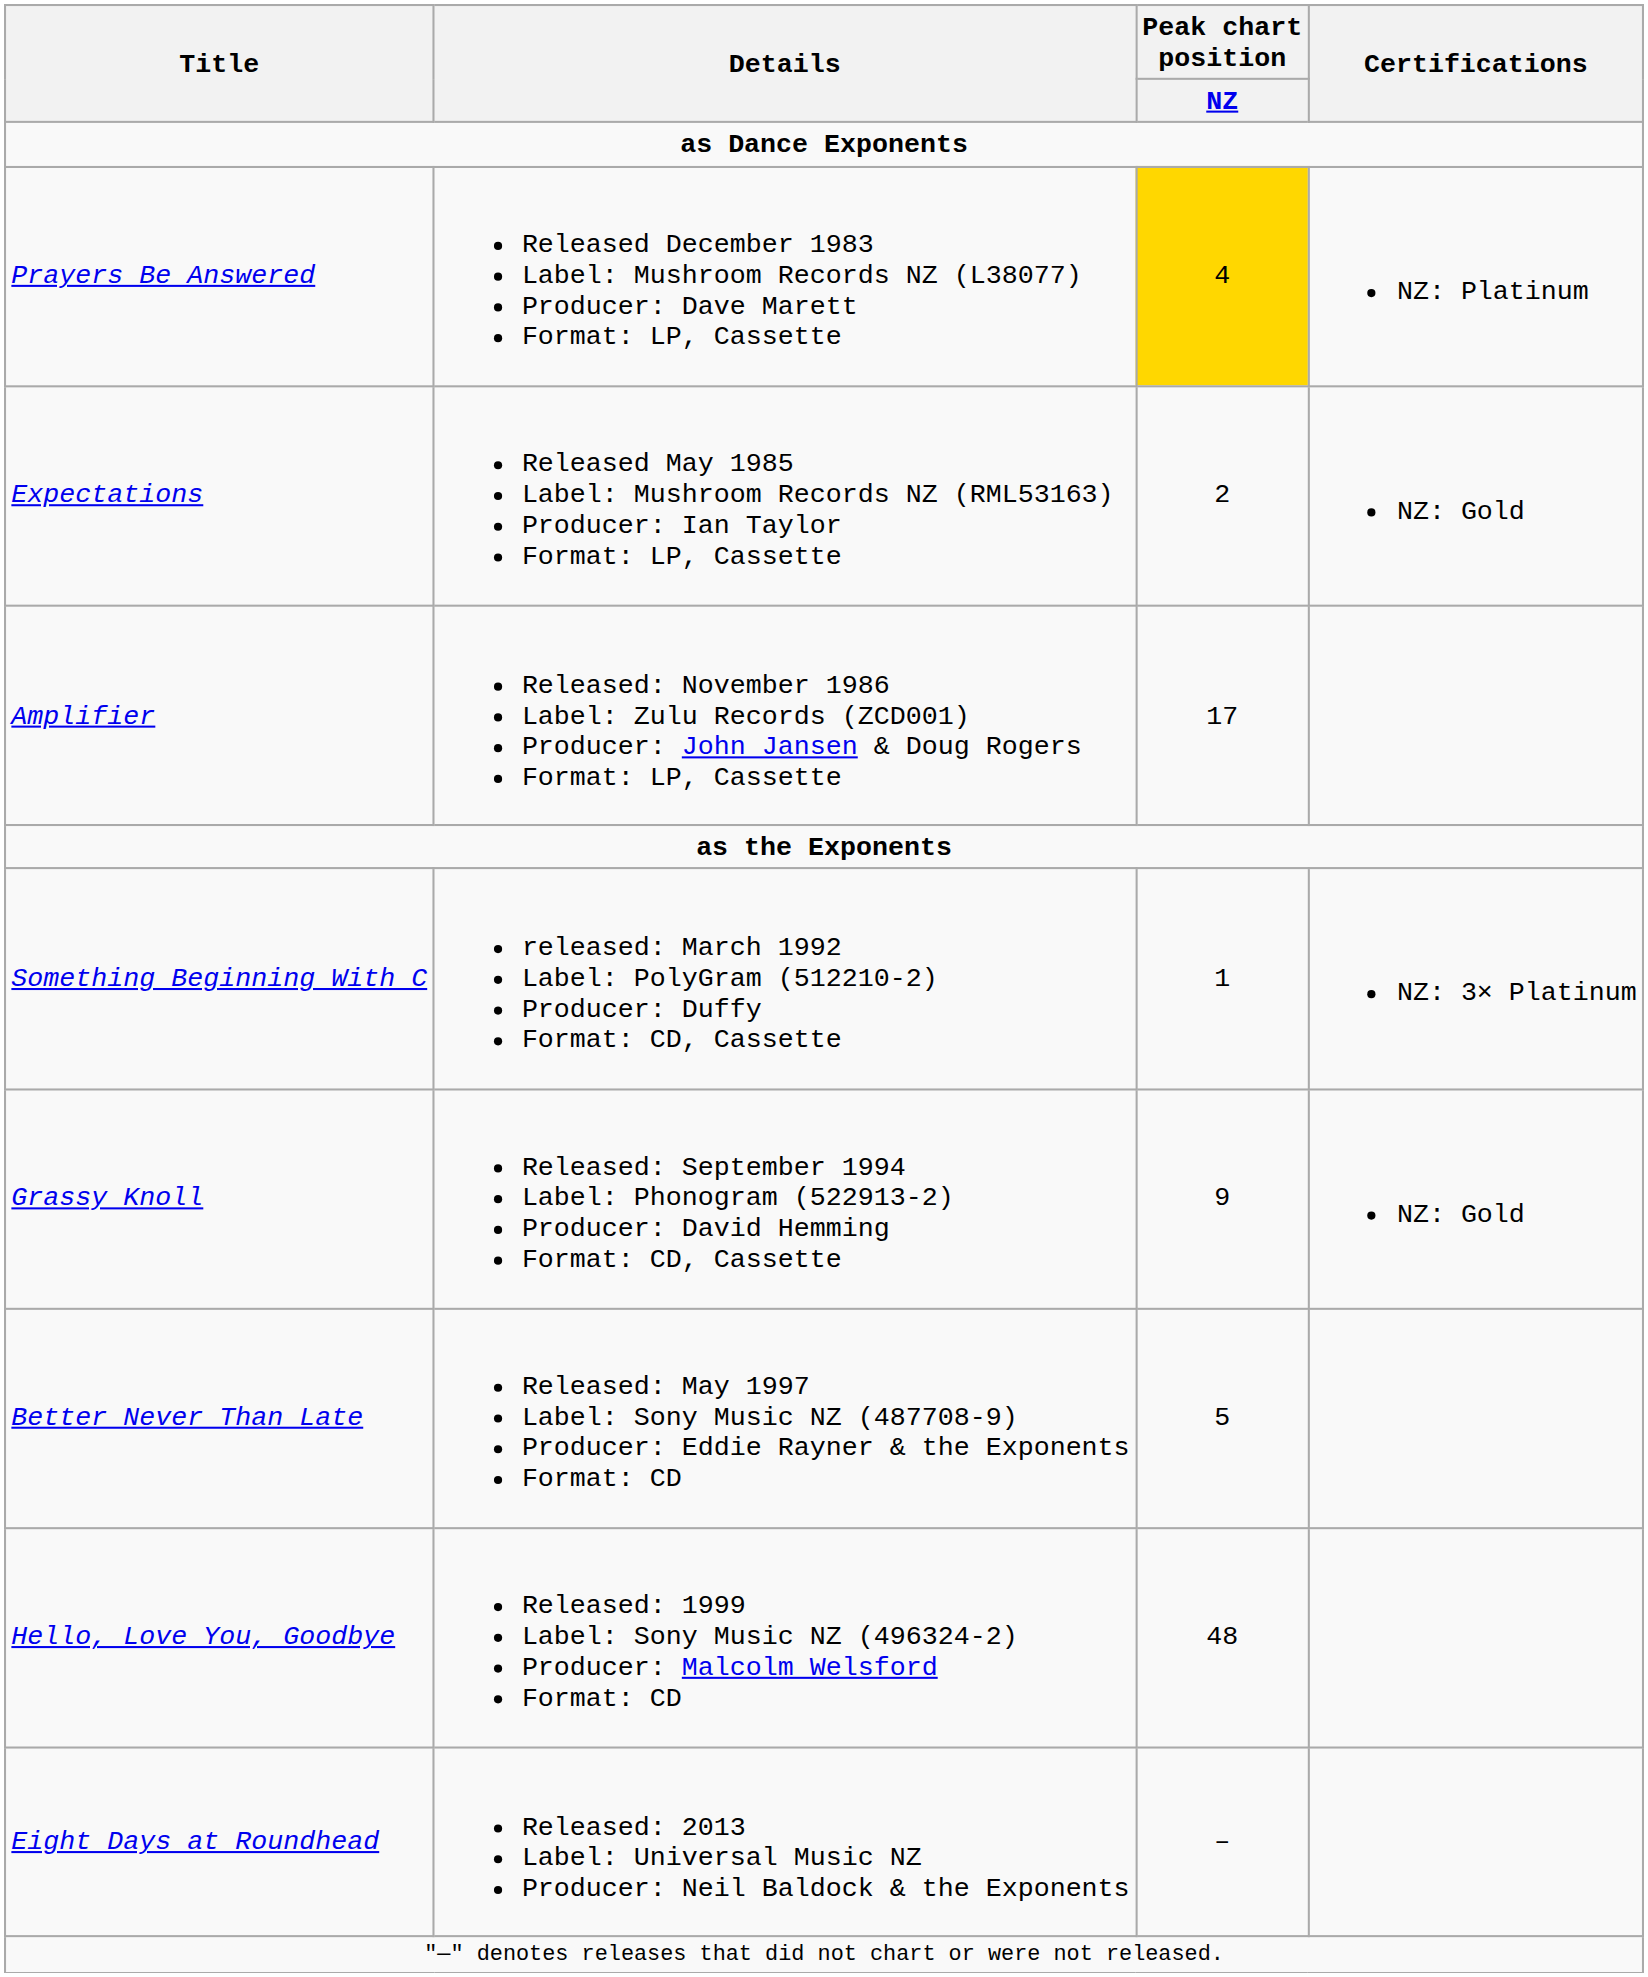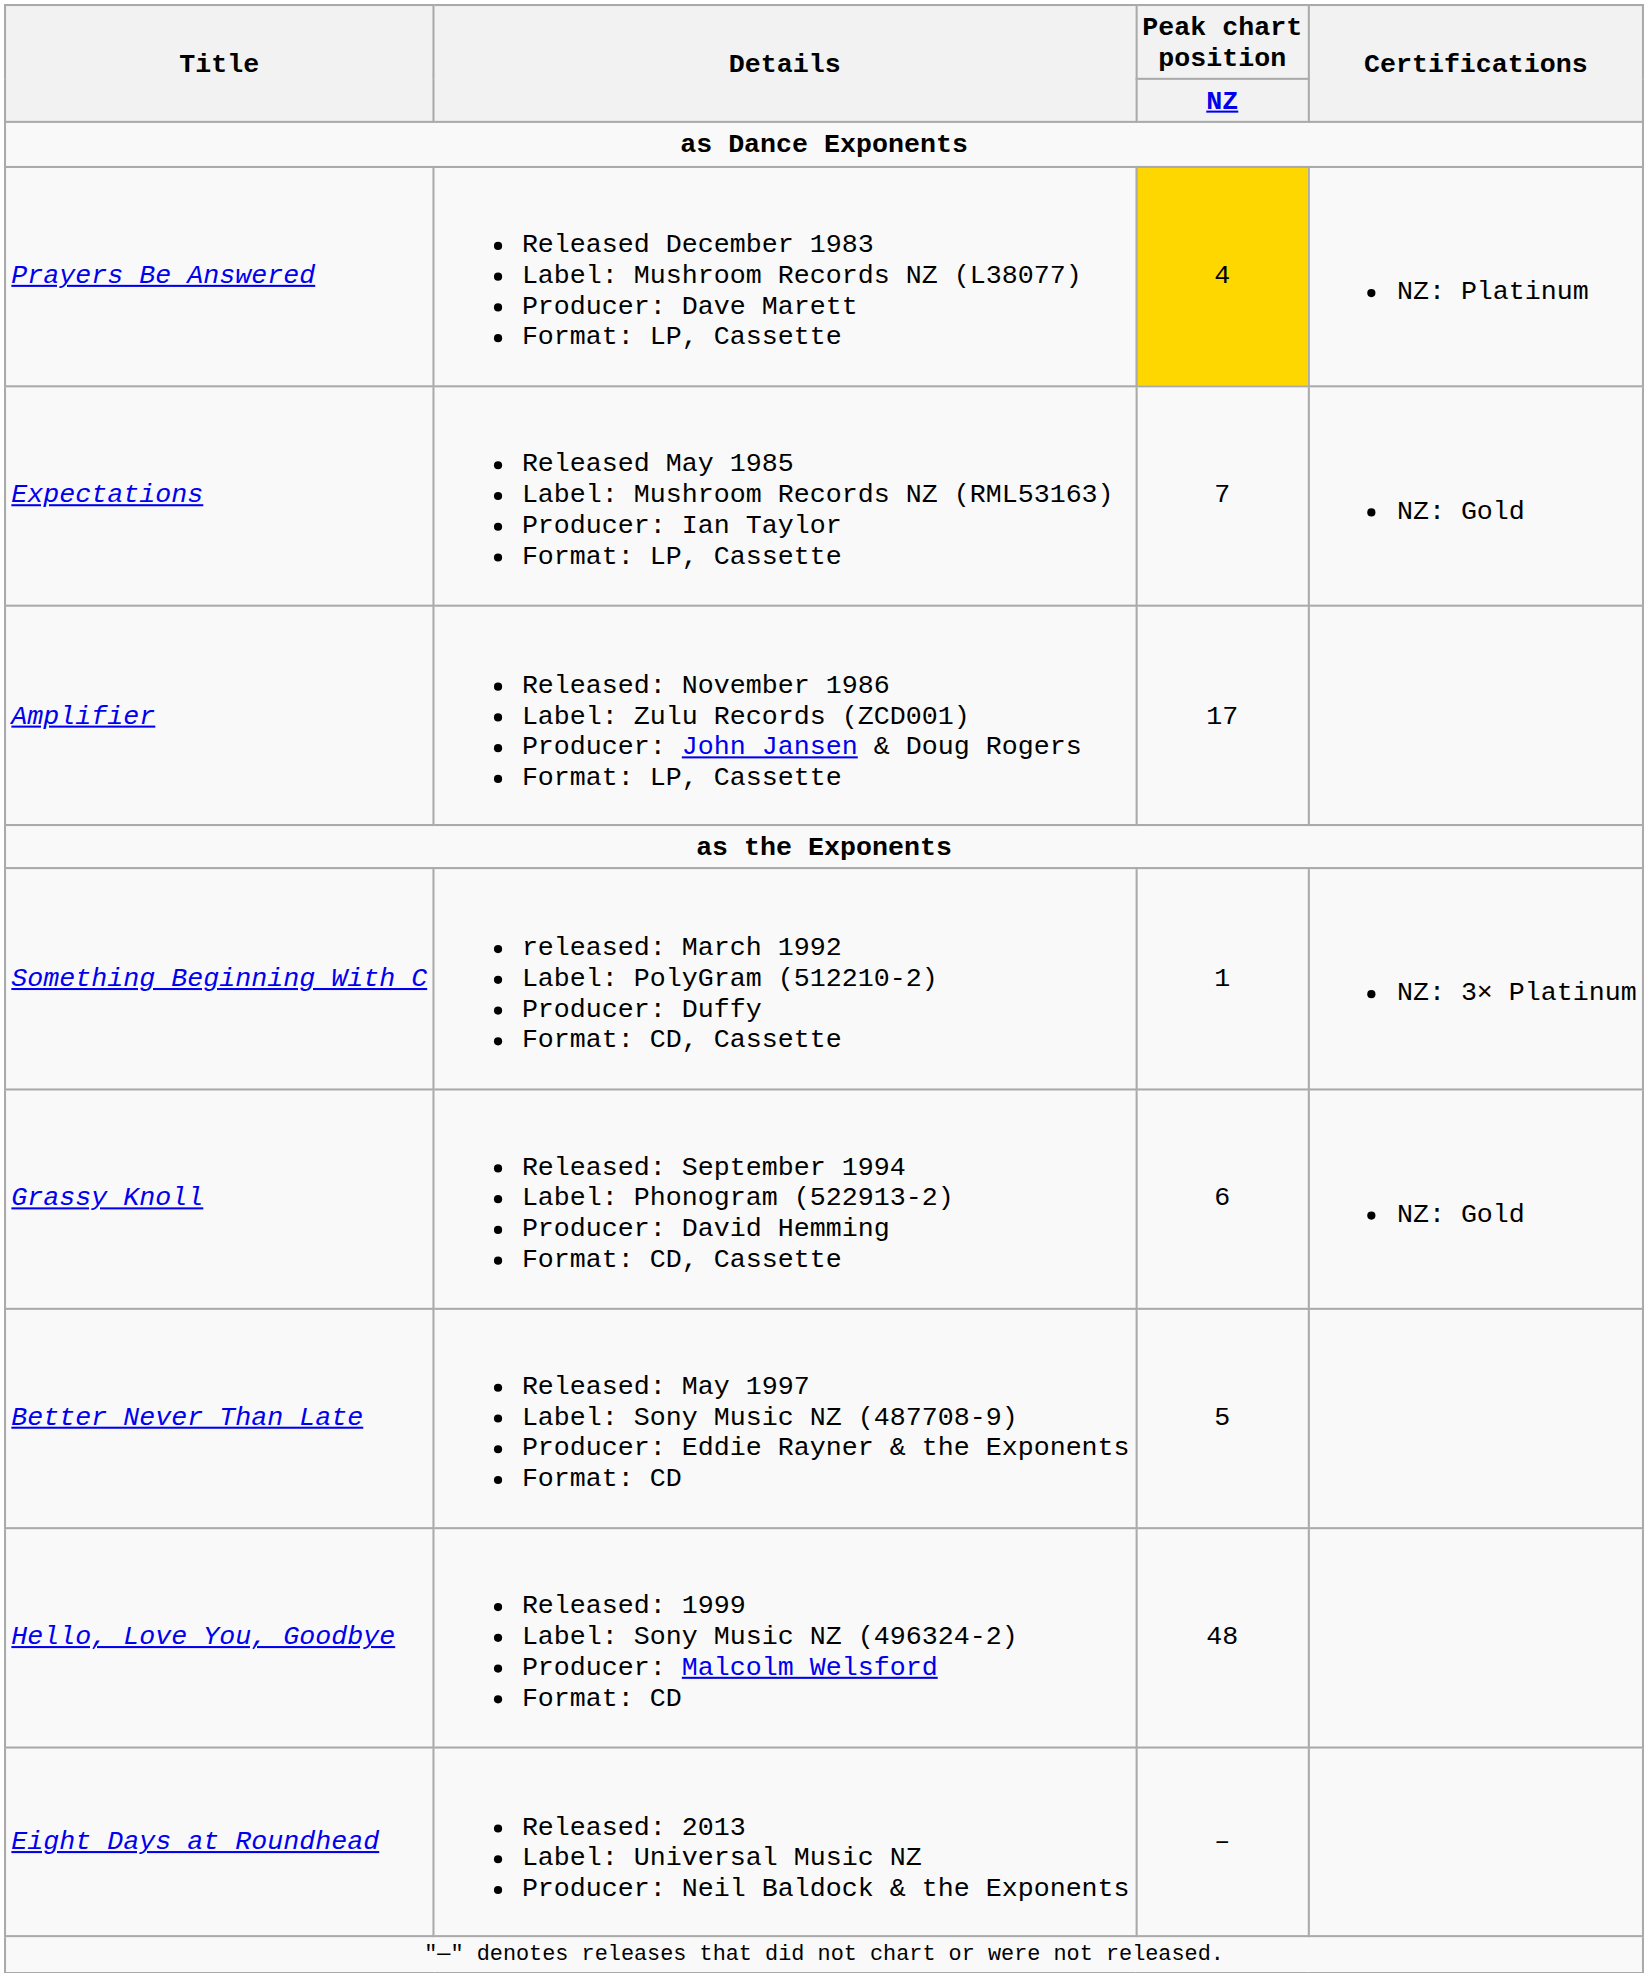(1222, 496) 2 -> (1222, 496) 7
(1222, 1198) 9 -> (1222, 1198) 6
